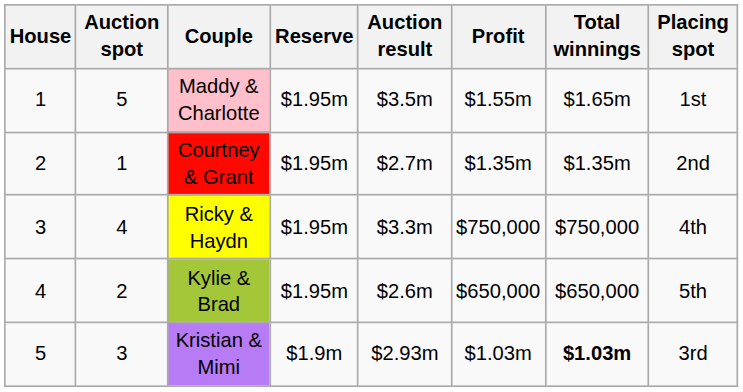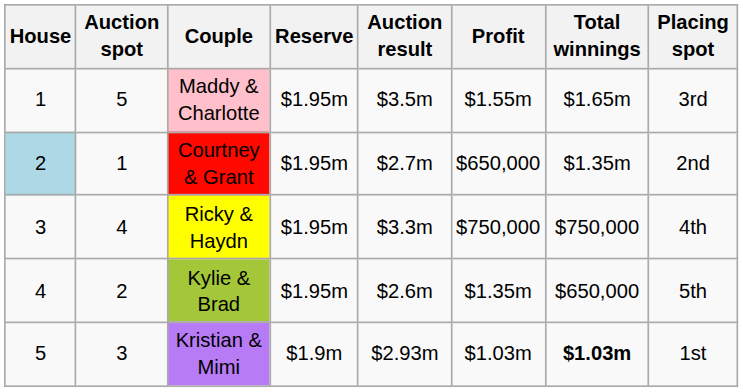(693, 100) 1st -> (693, 100) 3rd
(41, 164) no background -> (41, 164) lightblue background
(498, 164) $1.35m -> (498, 164) $650,000
(498, 290) $650,000 -> (498, 290) $1.35m
(693, 354) 3rd -> (693, 354) 1st
